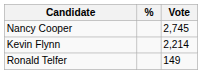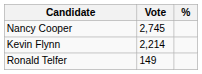columns swapped: (179, 12) <-> (149, 12)
